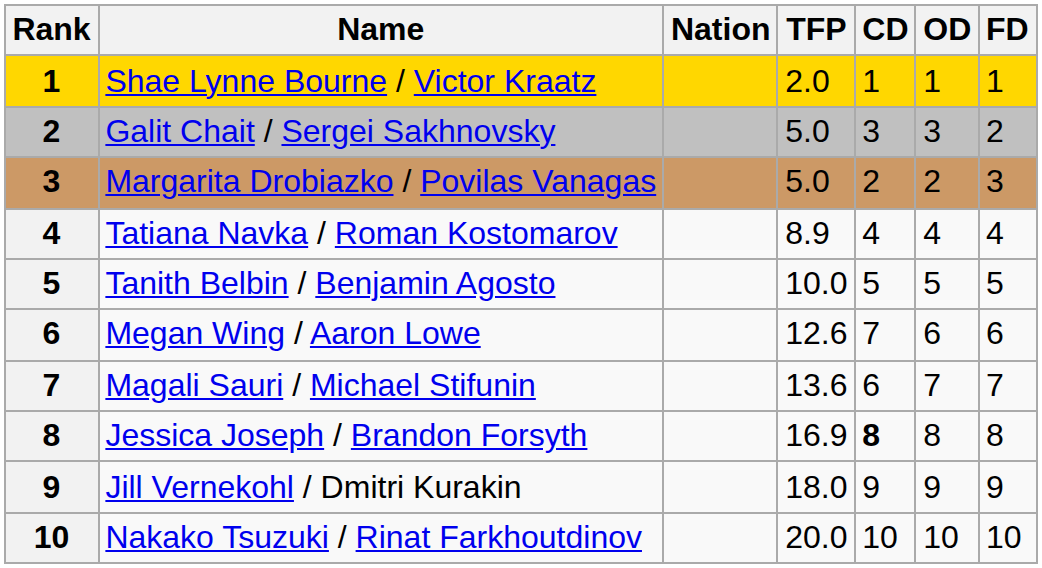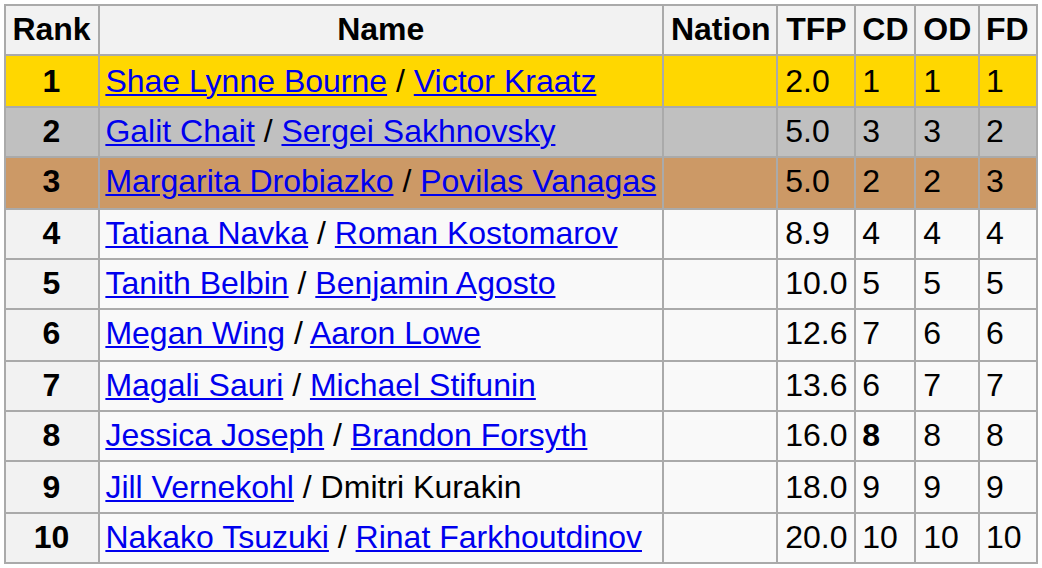(816, 435) 16.9 -> (816, 435) 16.0
